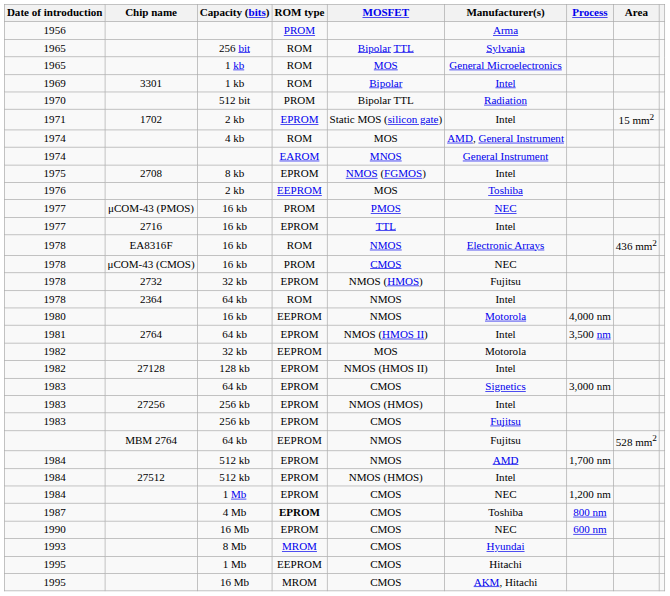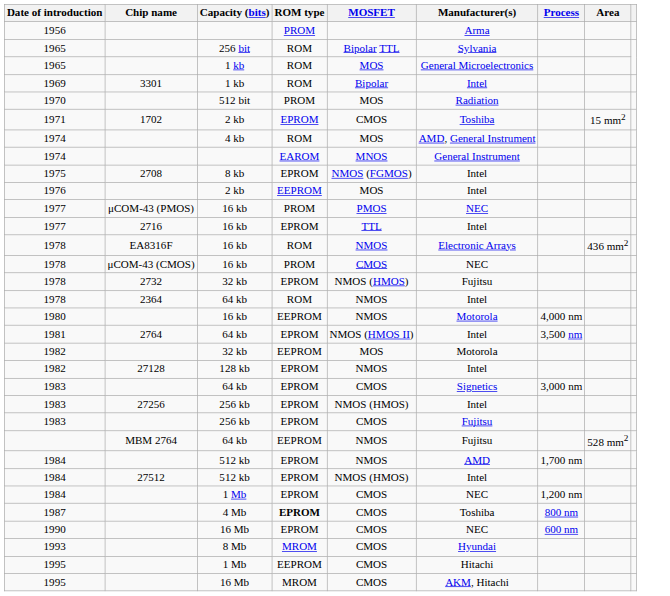(386, 100) Bipolar TTL -> (372, 100) MOS
(386, 119) Static MOS (silicon gate) -> (372, 119) CMOS
(506, 119) Intel -> (477, 119) Toshiba
(506, 191) Toshiba -> (477, 191) Intel
(386, 369) NMOS (HMOS II) -> (372, 369) NMOS
